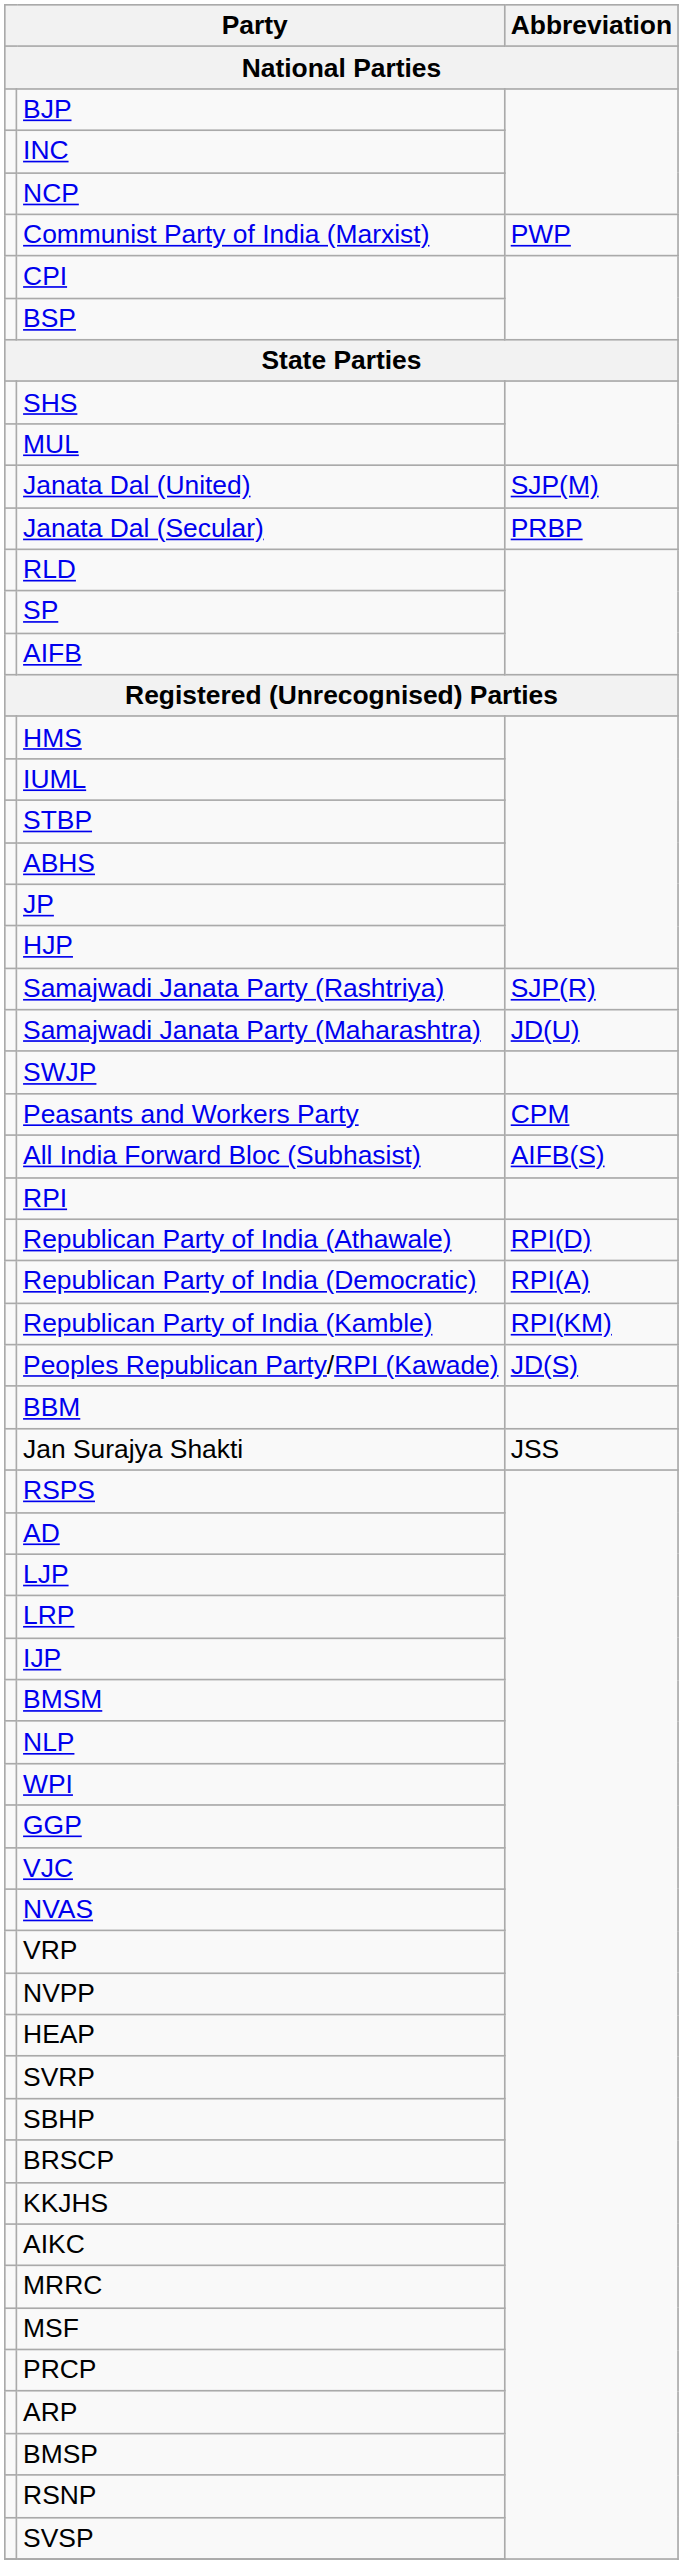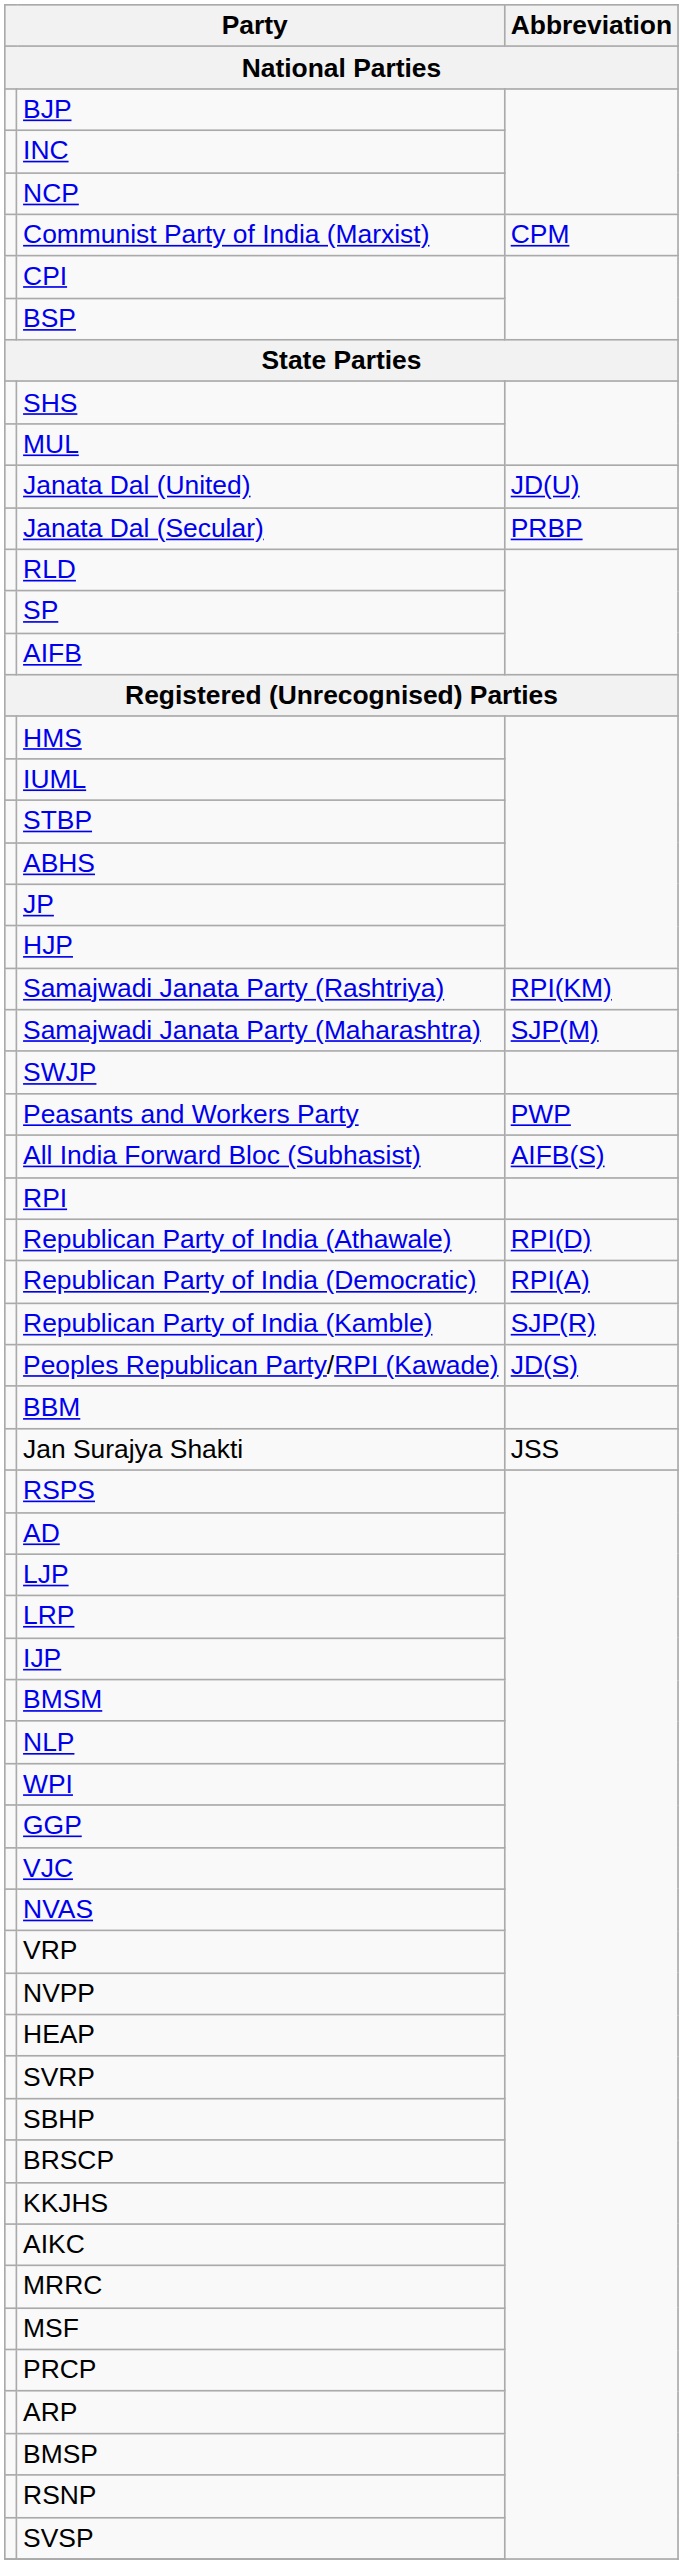(541, 234) PWP -> (540, 234) CPM
(555, 485) SJP(M) -> (545, 485) JD(U)
(553, 988) SJP(R) -> (561, 988) RPI(KM)
(545, 1030) JD(U) -> (555, 1030) SJP(M)
(540, 1114) CPM -> (541, 1114) PWP
(561, 1323) RPI(KM) -> (553, 1323) SJP(R)
